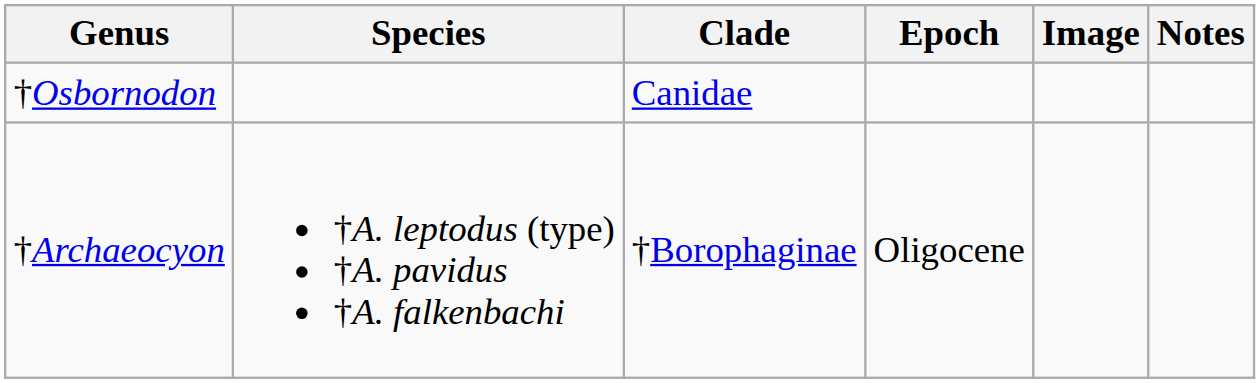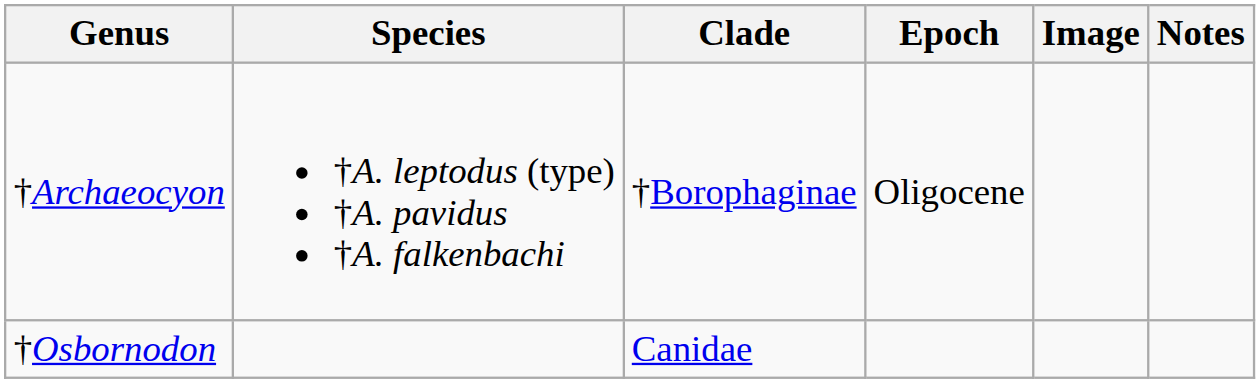rows swapped: (119, 249) <-> (115, 92)
